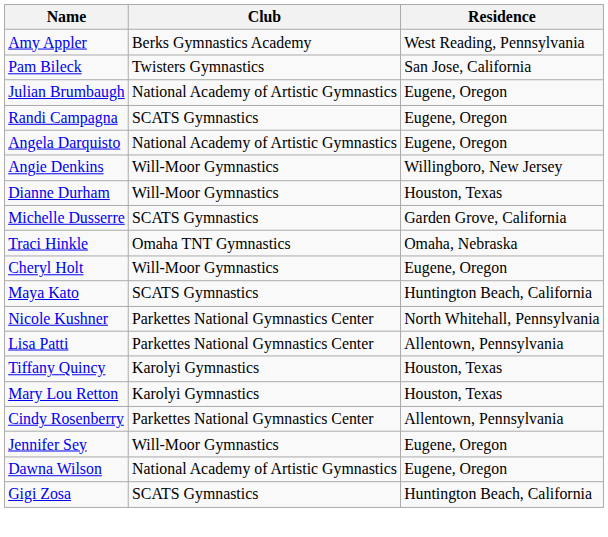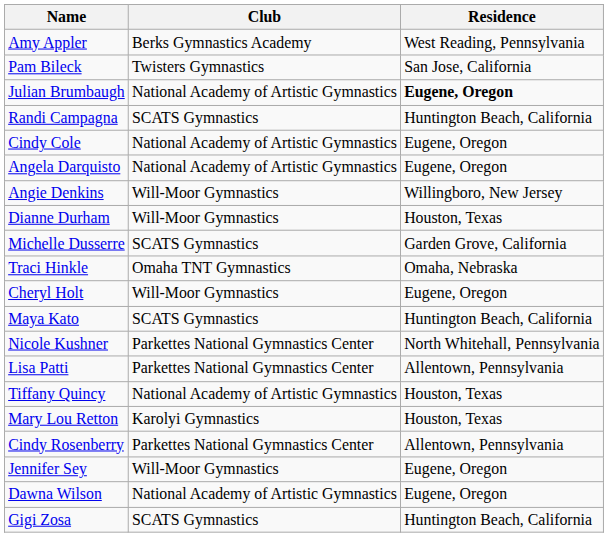(456, 92) normal -> (459, 92) bold
(456, 117) Eugene, Oregon -> (498, 117) Huntington Beach, California
+ row: (44, 142)
(196, 368) Karolyi Gymnastics -> (264, 393) National Academy of Artistic Gymnastics
